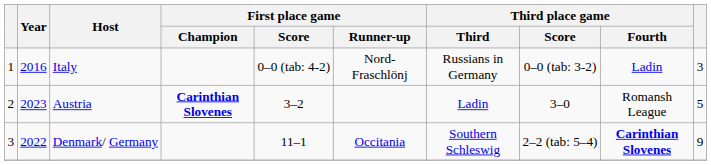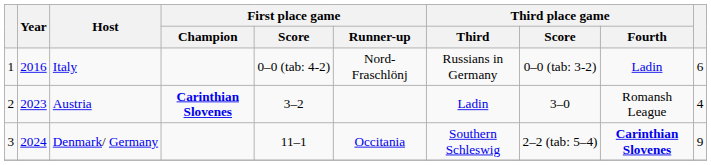(700, 67) 3 -> (700, 67) 6
(700, 104) 5 -> (700, 104) 4
(33, 141) 2022 -> (33, 141) 2024
